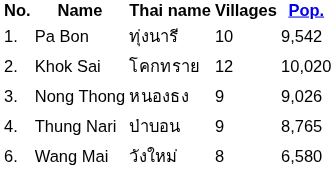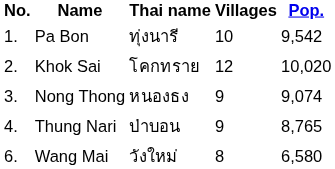(302, 96) 9,026 -> (302, 96) 9,074
